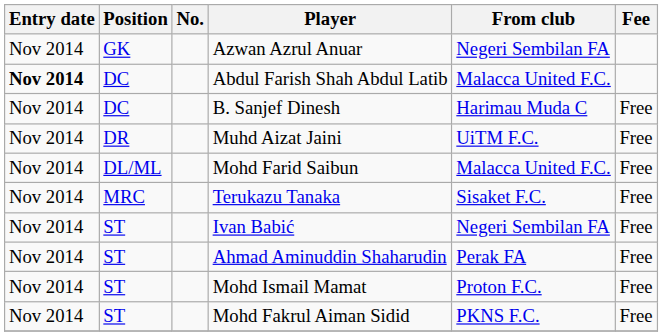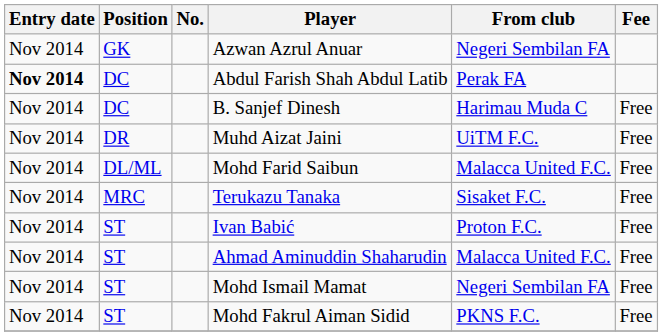(534, 78) Malacca United F.C. -> (491, 78) Perak FA
(533, 227) Negeri Sembilan FA -> (499, 227) Proton F.C.
(491, 256) Perak FA -> (534, 256) Malacca United F.C.
(499, 286) Proton F.C. -> (533, 286) Negeri Sembilan FA
